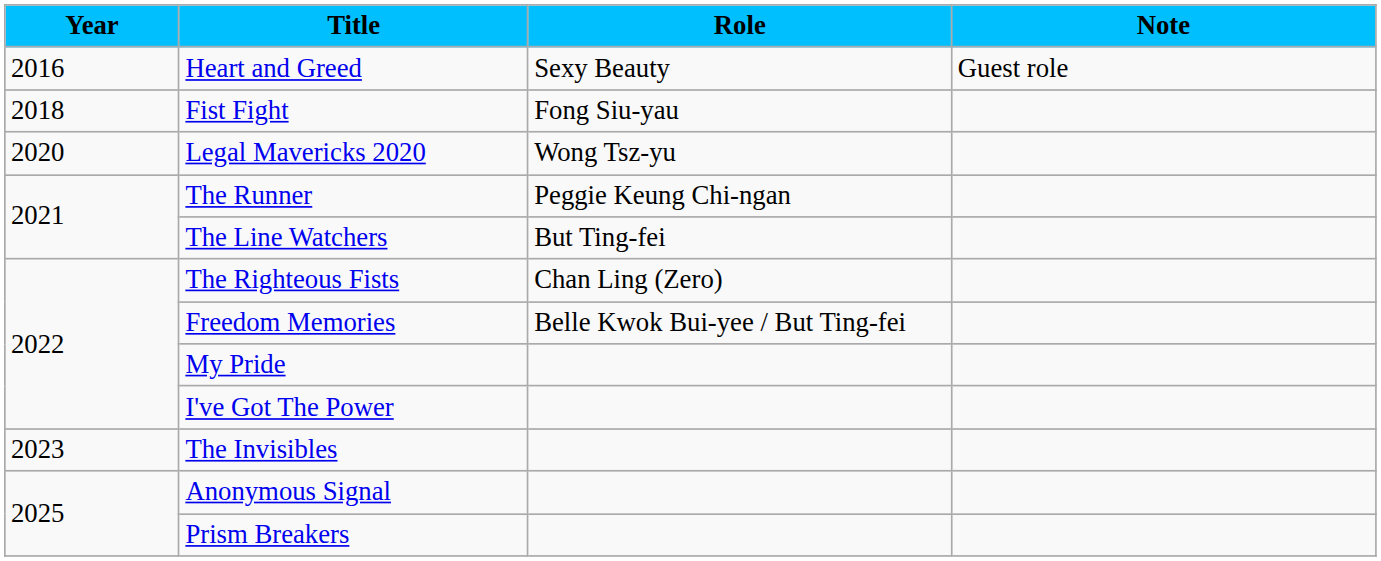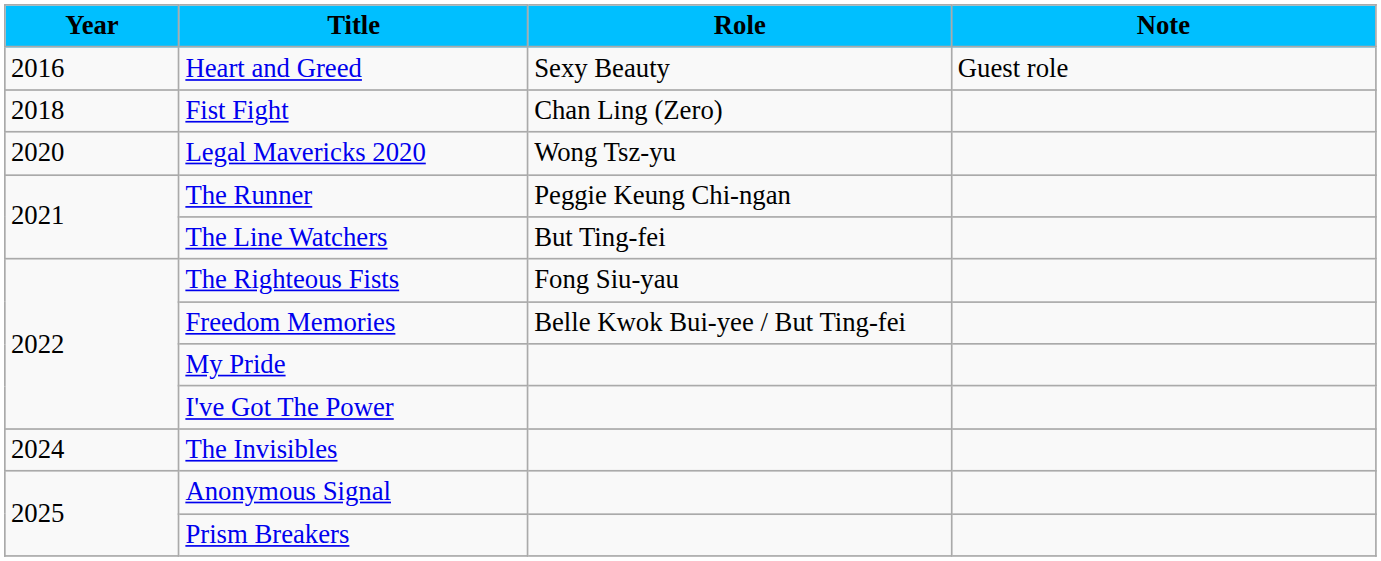(607, 110) Fong Siu-yau -> (628, 110) Chan Ling (Zero)
(628, 279) Chan Ling (Zero) -> (607, 279) Fong Siu-yau
(38, 449) 2023 -> (38, 449) 2024
